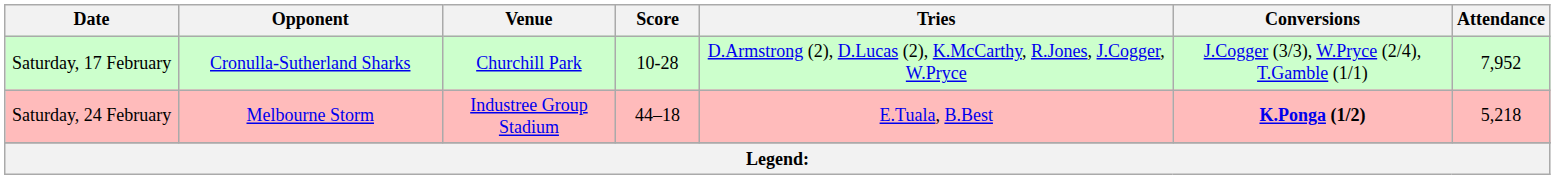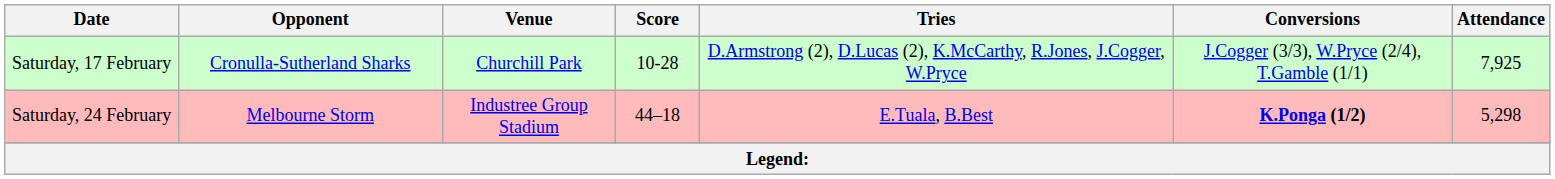(1501, 62) 7,952 -> (1501, 62) 7,925
(1501, 116) 5,218 -> (1501, 116) 5,298
